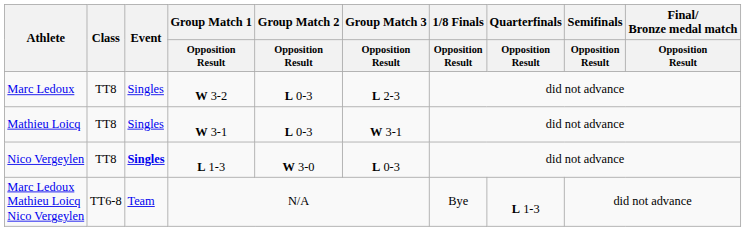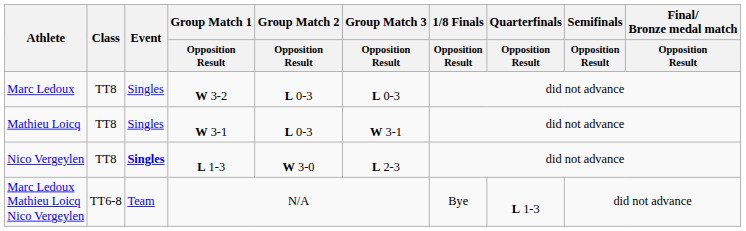(386, 97) L 2-3 -> (386, 97) L 0-3
(386, 167) L 0-3 -> (386, 167) L 2-3
